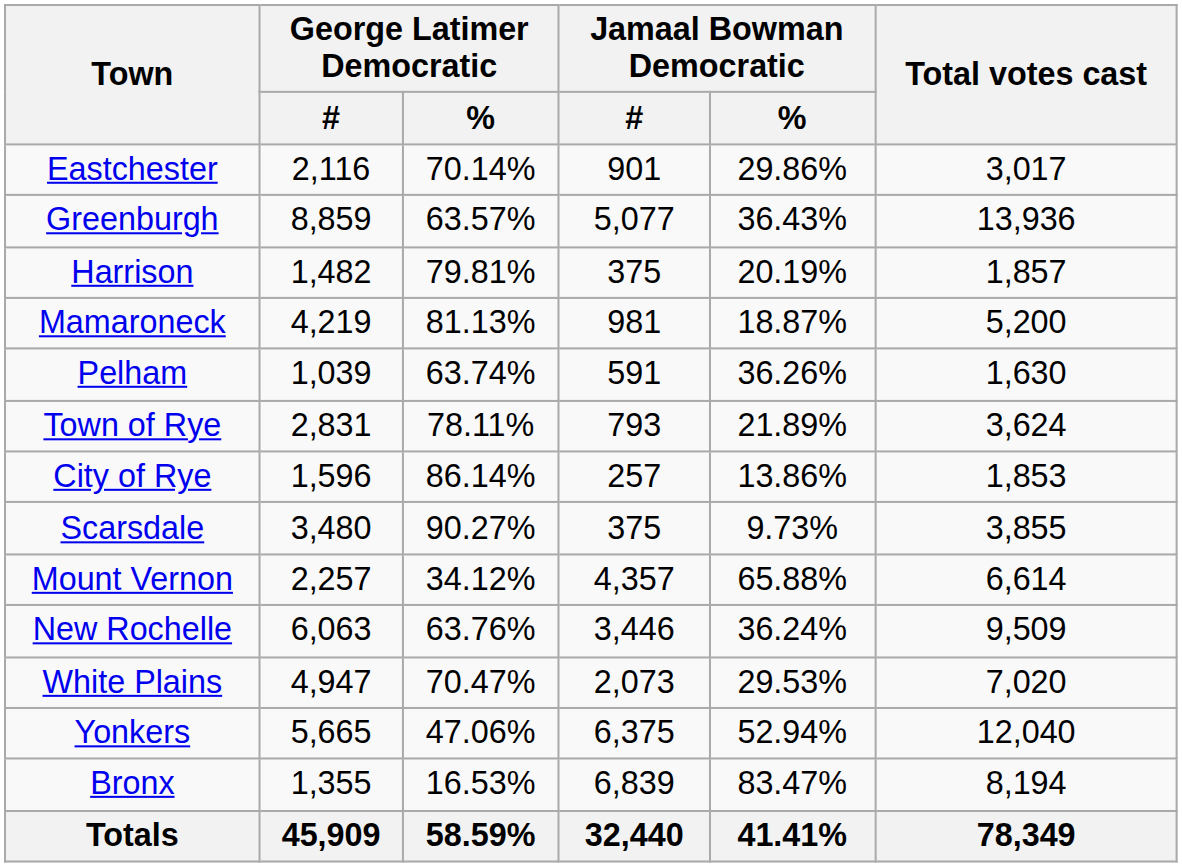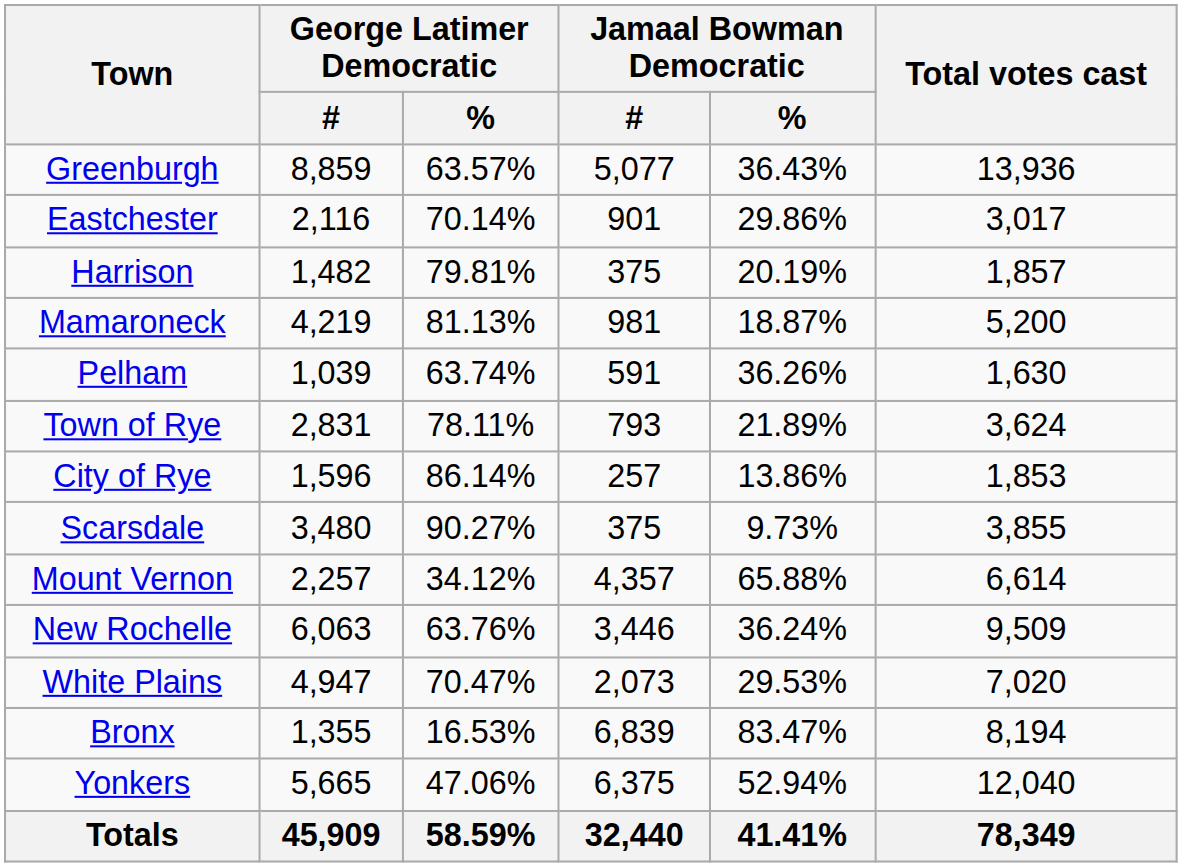rows swapped: (132, 169) <-> (132, 220)
rows swapped: (132, 732) <-> (132, 784)
